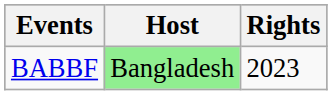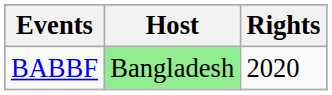(273, 67) 2023 -> (273, 67) 2020
